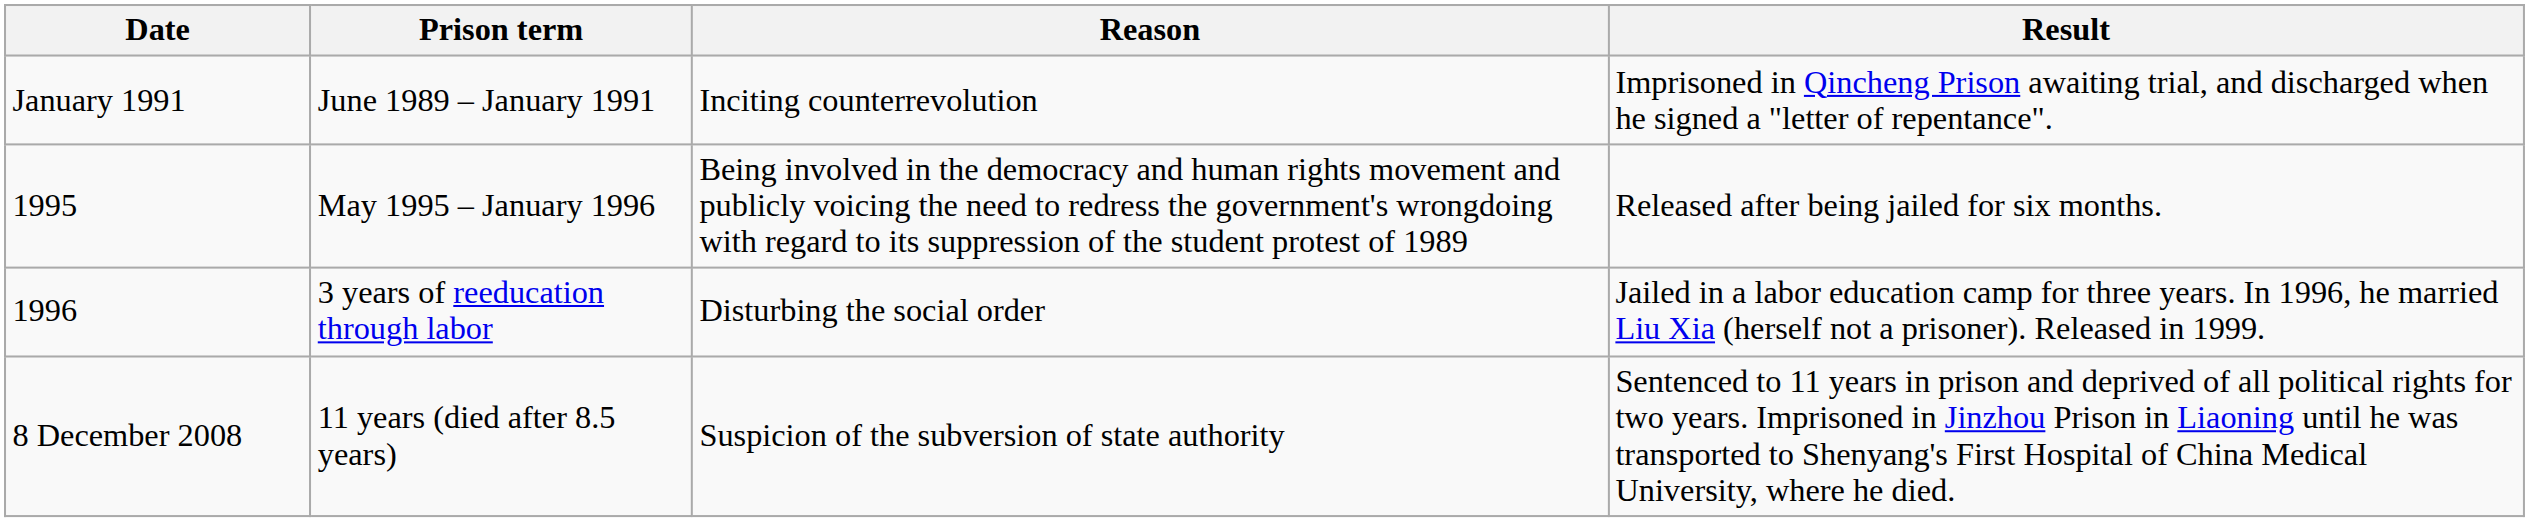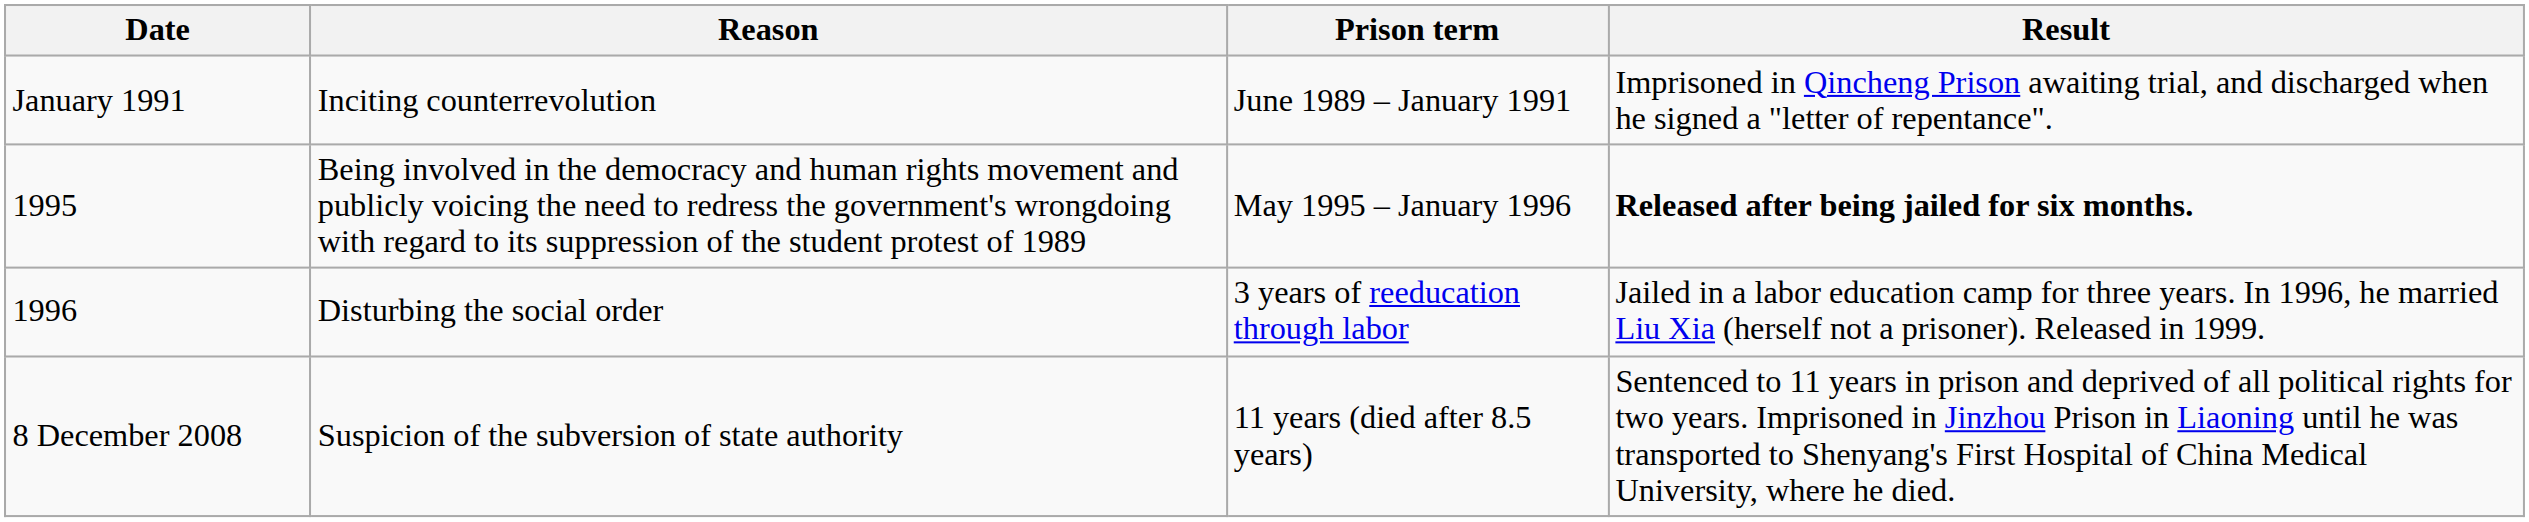columns swapped: (501, 30) <-> (1150, 30)
(1889, 205) normal -> (1904, 205) bold
